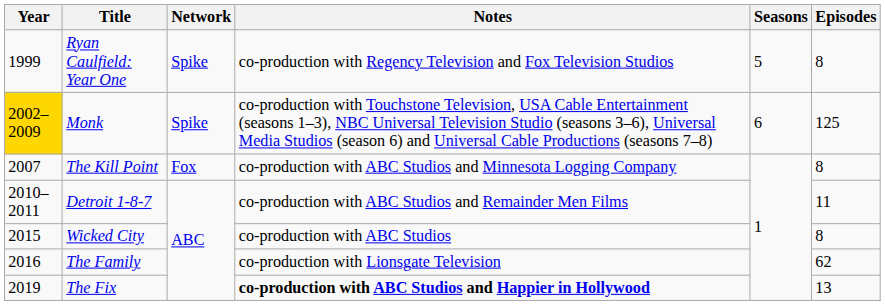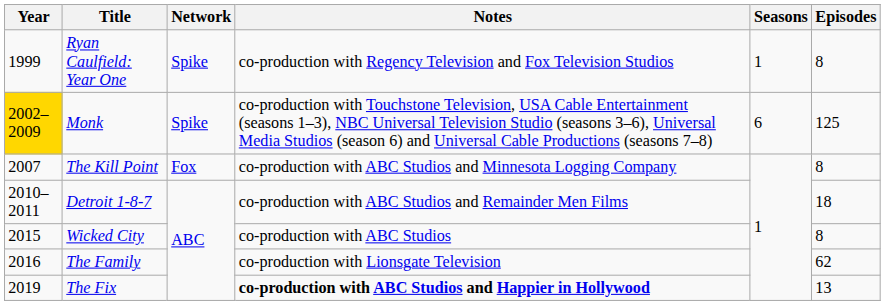(758, 61) 5 -> (758, 61) 1
(823, 201) 11 -> (823, 201) 18
